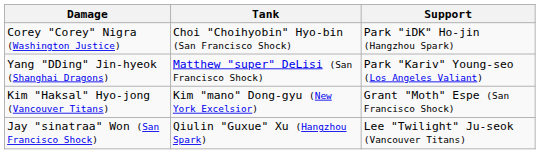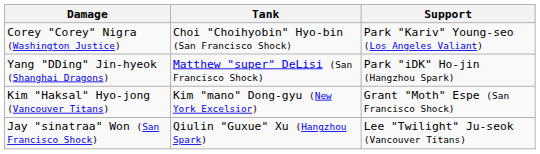(422, 39) Park "iDK" Ho-jin (Hangzhou Spark) -> (439, 39) Park "Kariv" Young-seo (Los Angeles Valiant)
(439, 70) Park "Kariv" Young-seo (Los Angeles Valiant) -> (422, 70) Park "iDK" Ho-jin (Hangzhou Spark)
